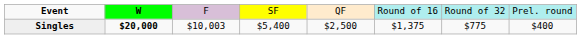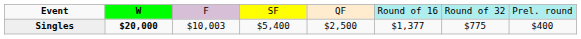(408, 27) $1,375 -> (408, 27) $1,377
